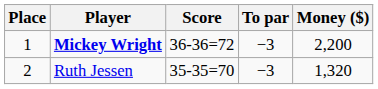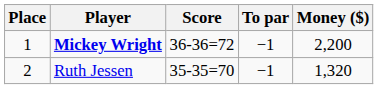(266, 44) −3 -> (266, 44) −1
(266, 70) −3 -> (266, 70) −1
